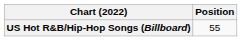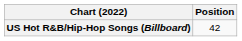(215, 28) 55 -> (215, 28) 42
